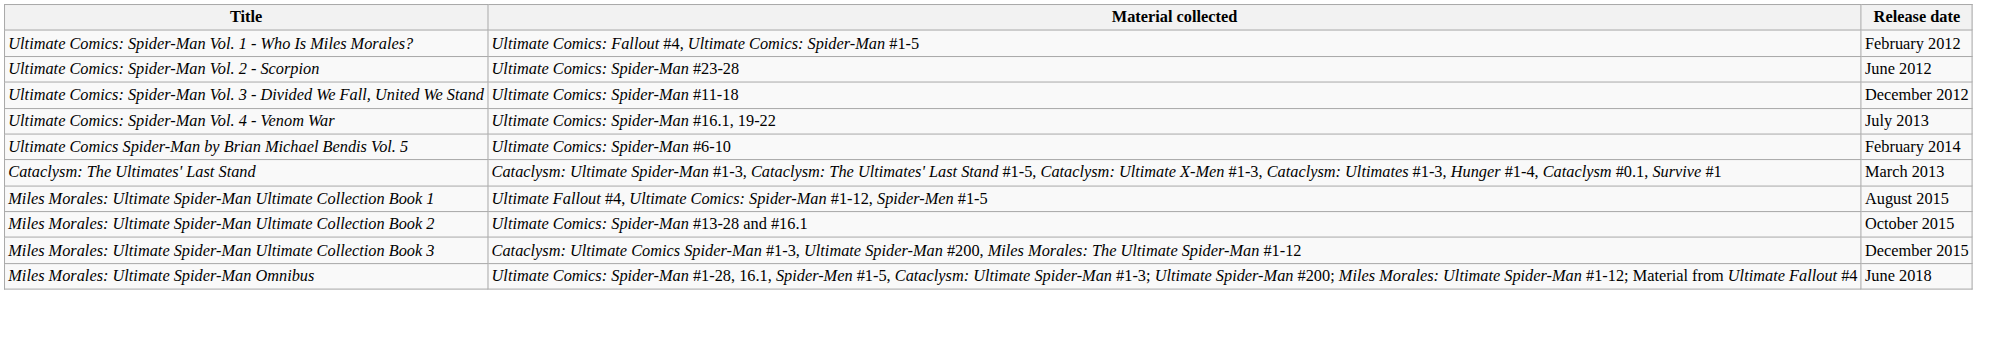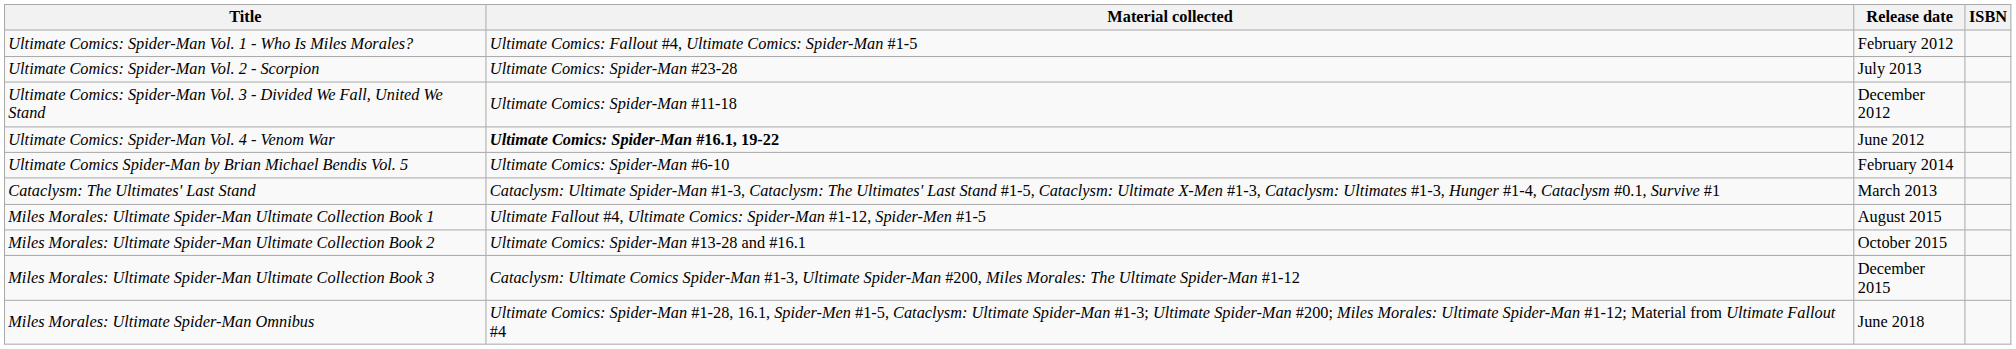+ column: (1988, 17)
(1898, 69) June 2012 -> (1890, 69) July 2013
(634, 120) normal -> (634, 139) bold
(1897, 120) July 2013 -> (1891, 139) June 2012
